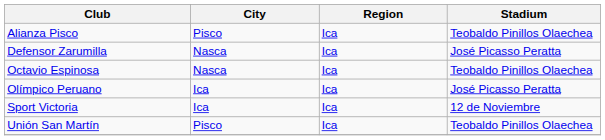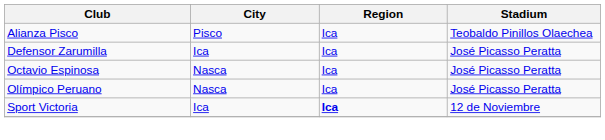(210, 51) Nasca -> (201, 51) Ica
(521, 70) Teobaldo Pinillos Olaechea -> (506, 70) José Picasso Peratta
(201, 89) Ica -> (210, 89) Nasca
(330, 107) normal -> (330, 107) bold
- row: (53, 126)
